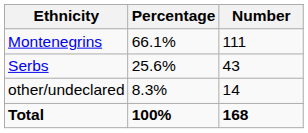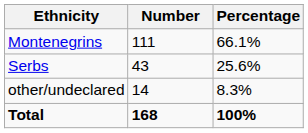columns swapped: (261, 16) <-> (174, 16)
